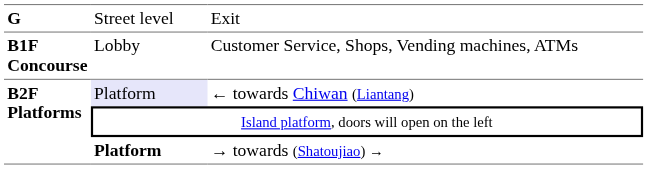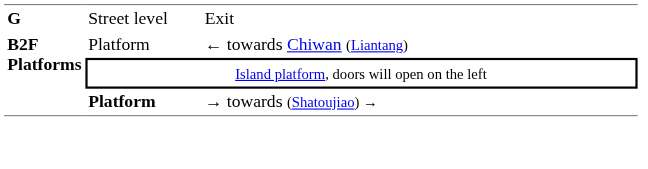- row: (394, 45)
(125, 93) lavender background -> (119, 44) no background
